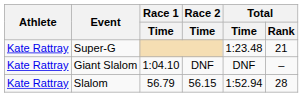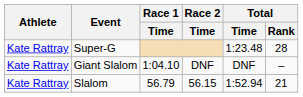(281, 49) 21 -> (281, 49) 28
(281, 84) 28 -> (281, 84) 21
